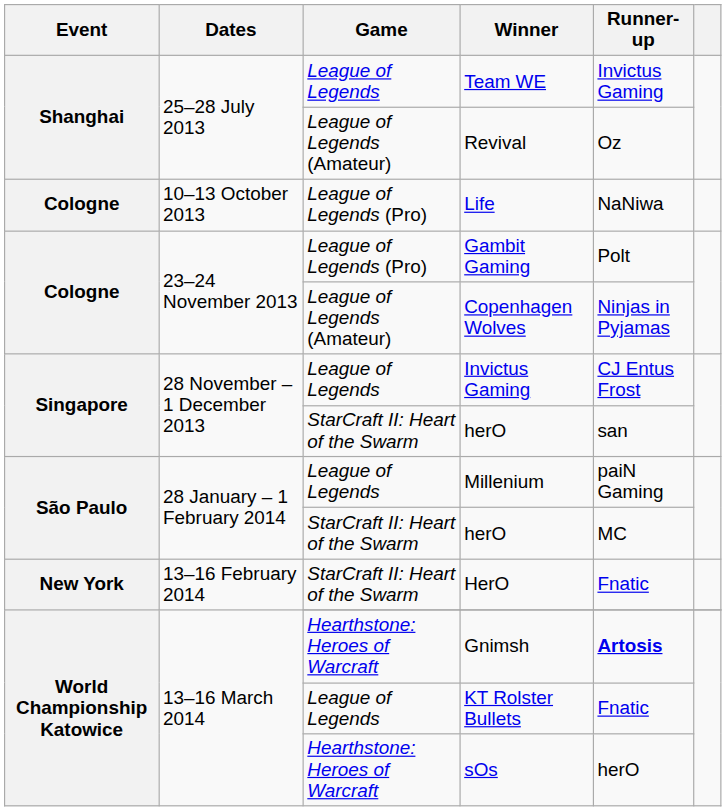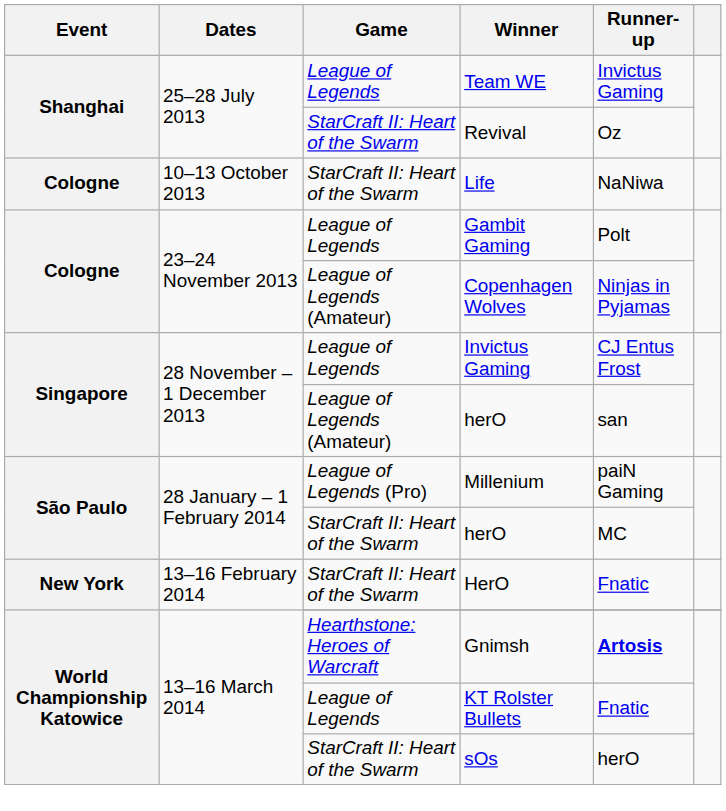(349, 143) League of Legends (Amateur) -> (381, 132) StarCraft II: Heart of the Swarm
(367, 204) League of Legends (Pro) -> (381, 183) StarCraft II: Heart of the Swarm
(367, 256) League of Legends (Pro) -> (349, 234) League of Legends
(381, 430) StarCraft II: Heart of the Swarm -> (349, 420) League of Legends (Amateur)
(349, 482) League of Legends -> (367, 482) League of Legends (Pro)
(361, 769) Hearthstone: Heroes of Warcraft -> (381, 759) StarCraft II: Heart of the Swarm
